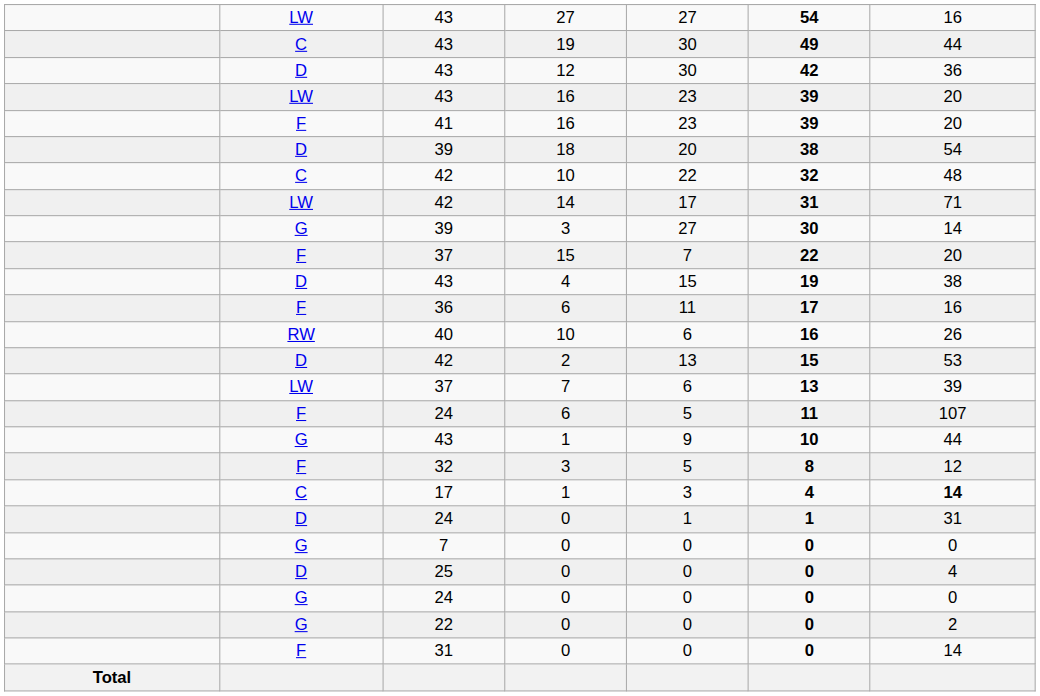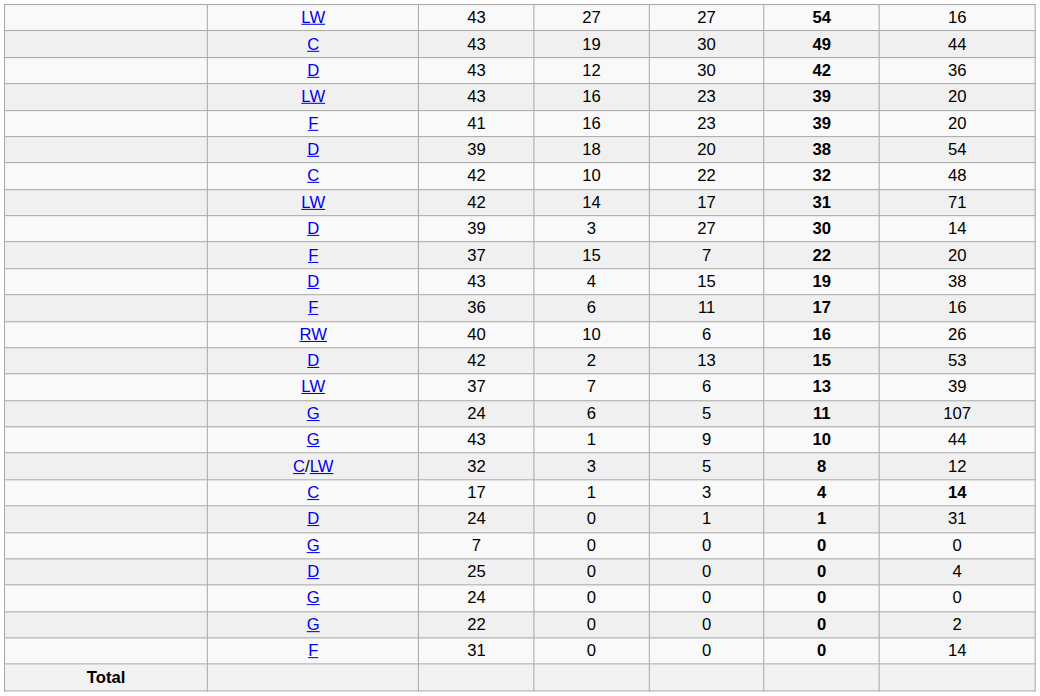(301, 228) G -> (313, 228) D
(301, 413) F -> (313, 413) G
(301, 466) F -> (313, 466) C/LW
